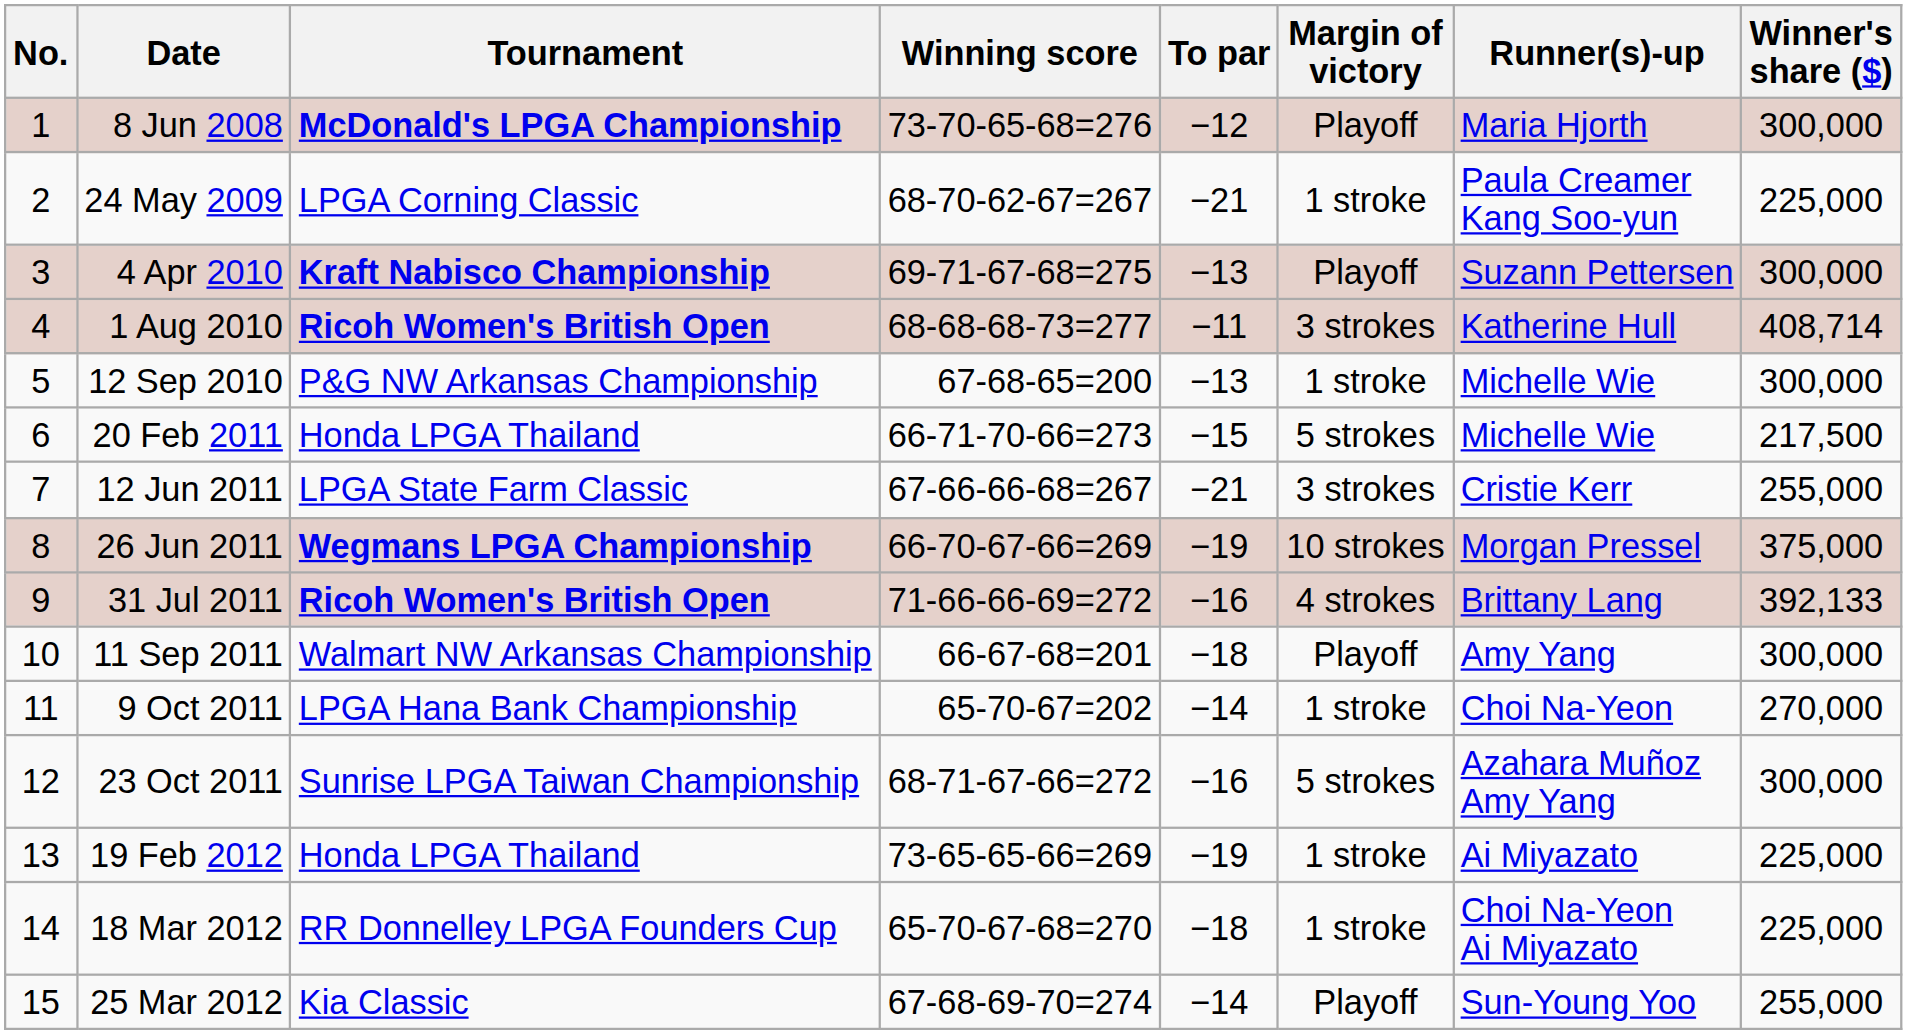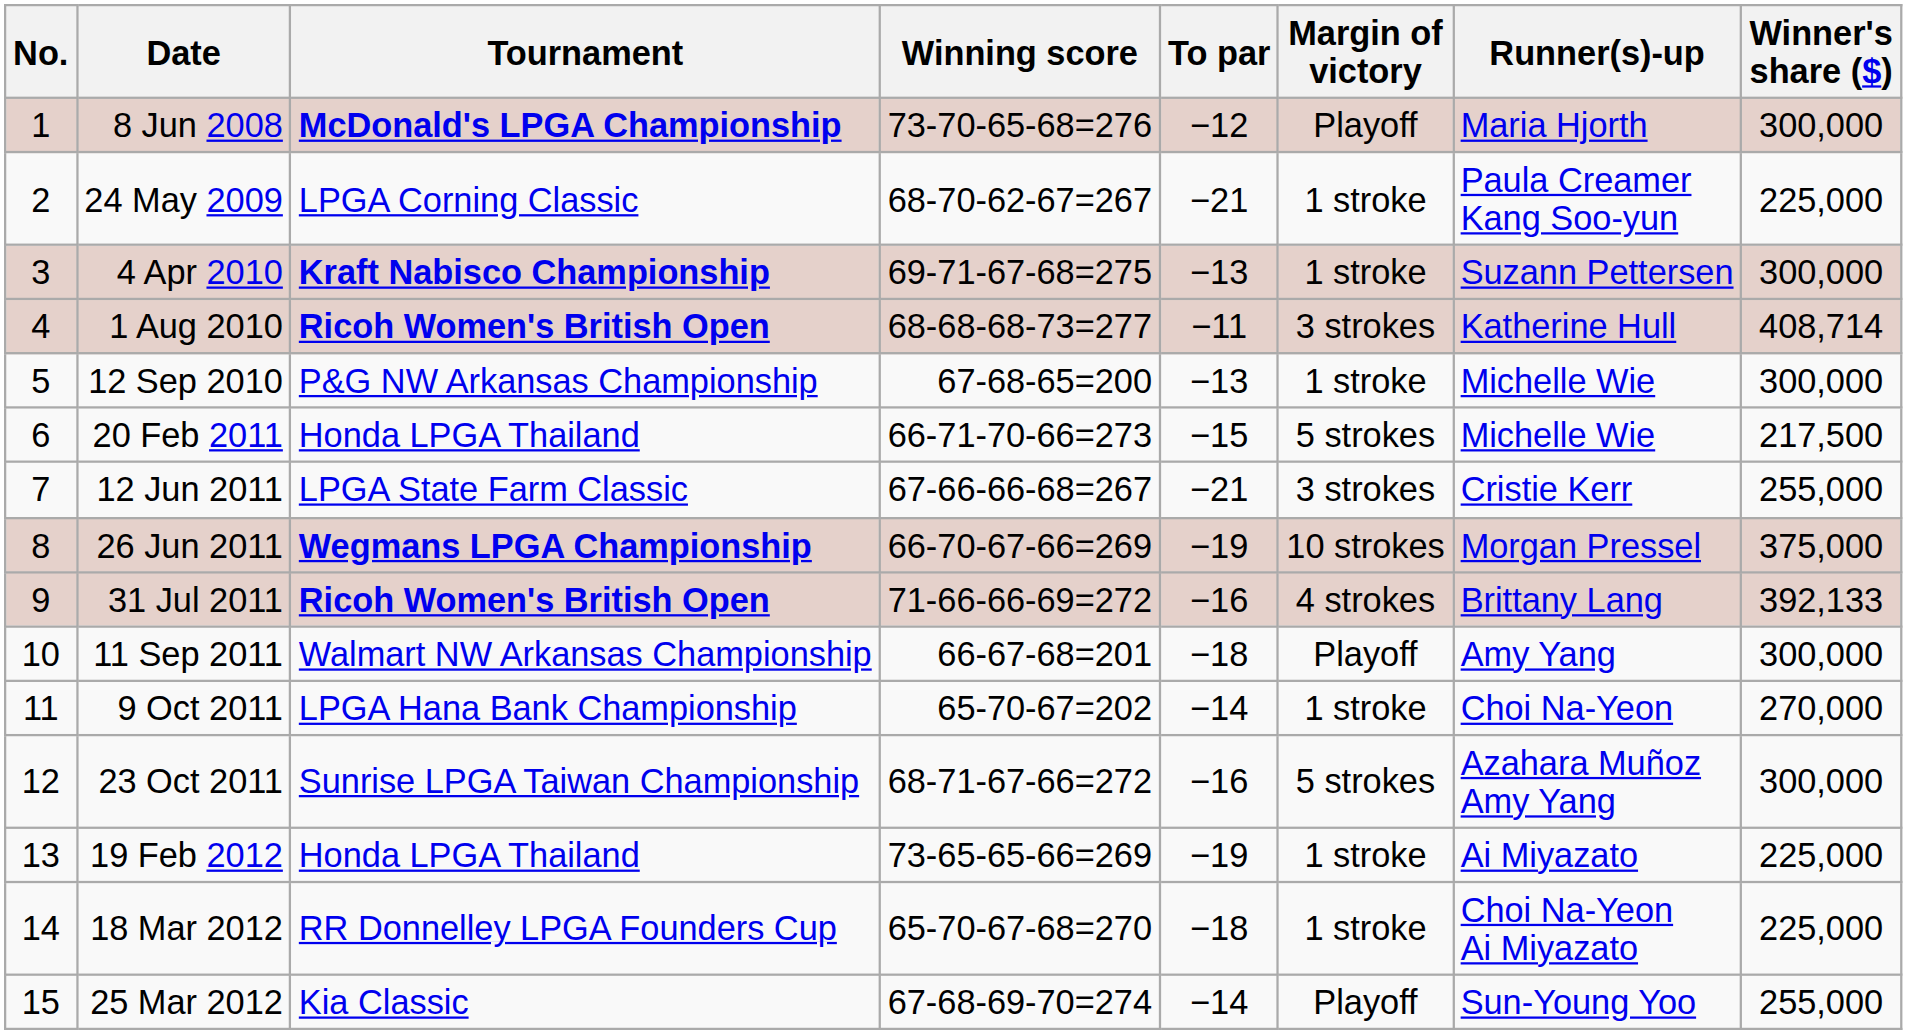(1365, 272) Playoff -> (1365, 272) 1 stroke
